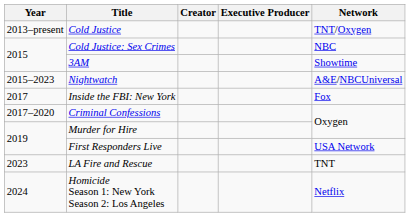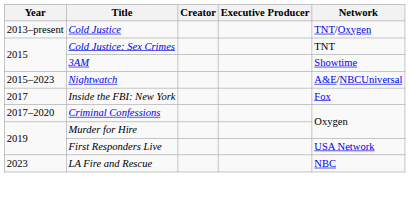(325, 46) NBC -> (325, 46) TNT
(325, 163) TNT -> (325, 163) NBC
- row: (116, 192)
